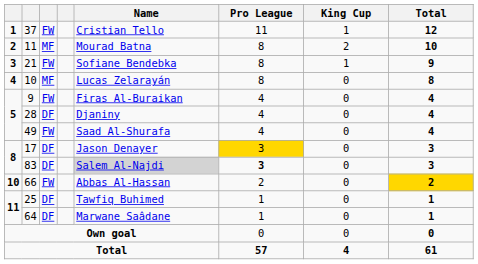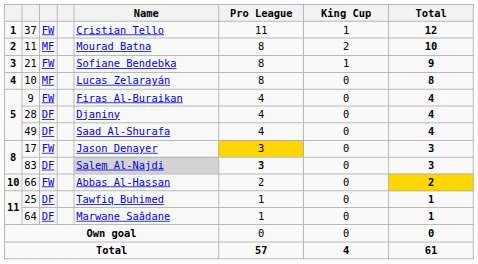(48, 132) FW -> (48, 132) DF
(48, 148) DF -> (48, 148) FW
